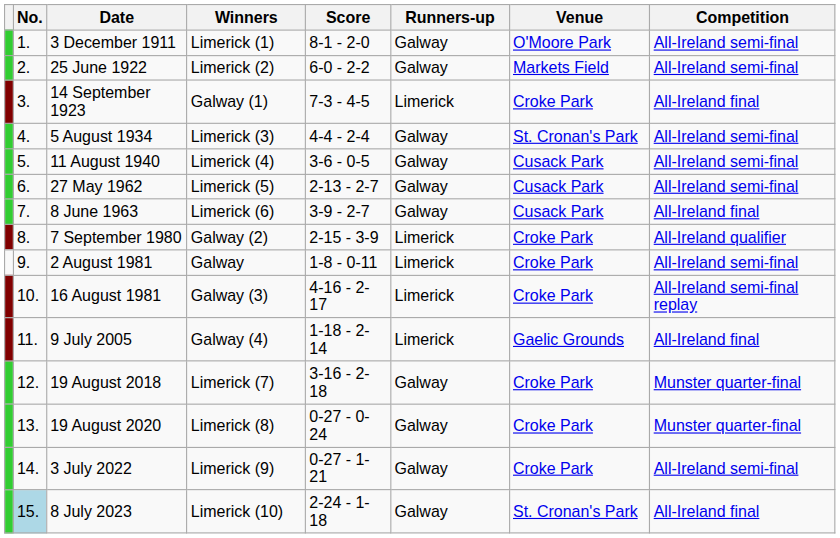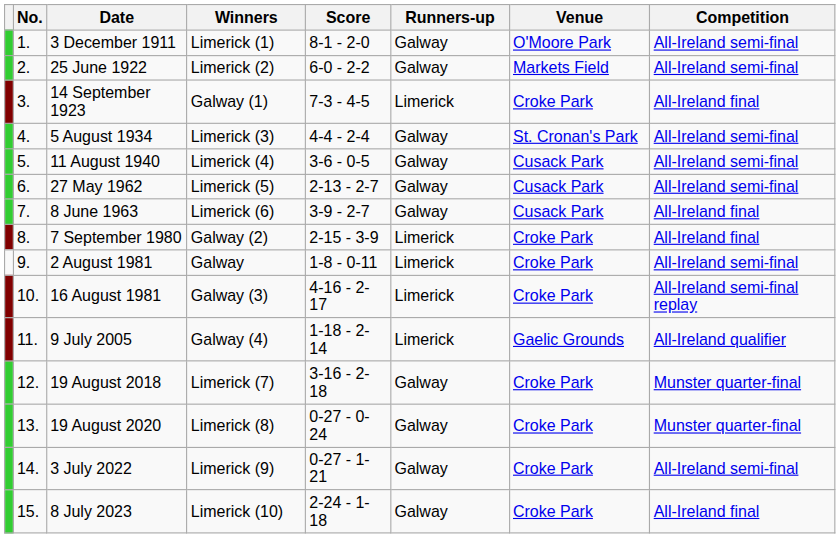(720, 237) All-Ireland qualifier -> (707, 237) All-Ireland final
(707, 340) All-Ireland final -> (720, 340) All-Ireland qualifier
(28, 512) lightblue background -> (28, 512) no background
(575, 512) St. Cronan's Park -> (553, 512) Croke Park
